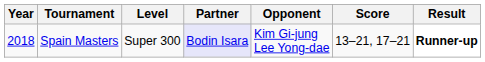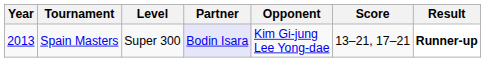(21, 41) 2018 -> (21, 41) 2013
